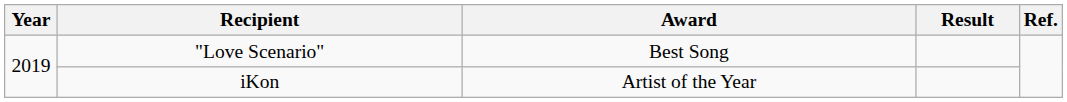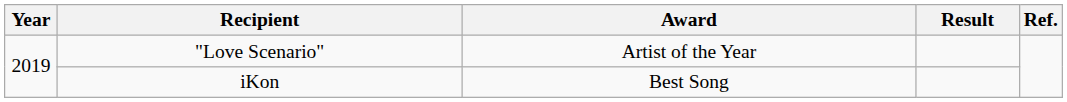(689, 50) Best Song -> (689, 50) Artist of the Year
(689, 81) Artist of the Year -> (689, 81) Best Song
